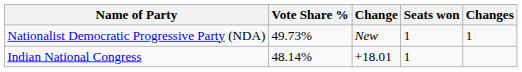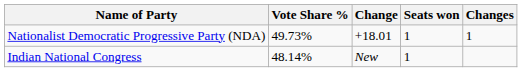(366, 35) New -> (373, 35) +18.01
(373, 56) +18.01 -> (366, 56) New
